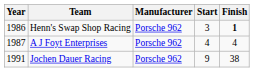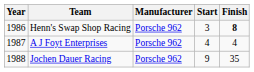(235, 28) 1 -> (235, 28) 8
(16, 59) 1991 -> (16, 59) 1988
(235, 59) 38 -> (235, 59) 35
